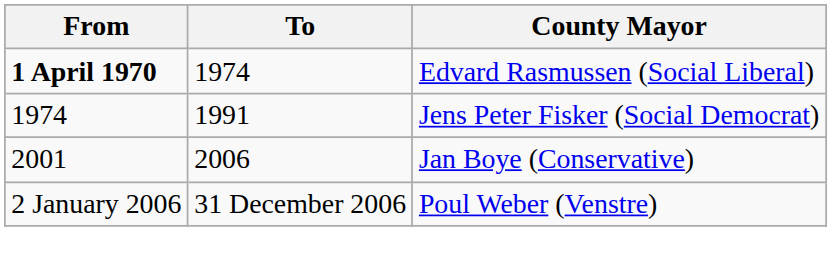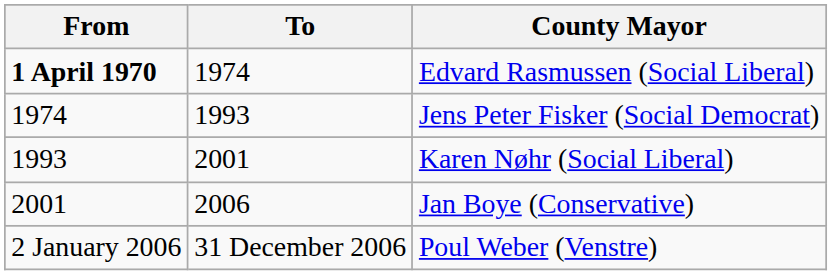(222, 114) 1991 -> (222, 114) 1993
+ row: (576, 159)
